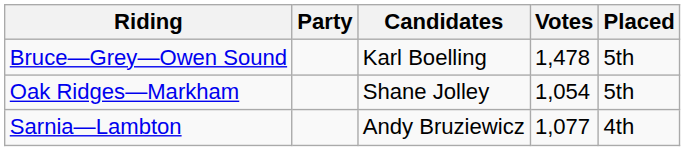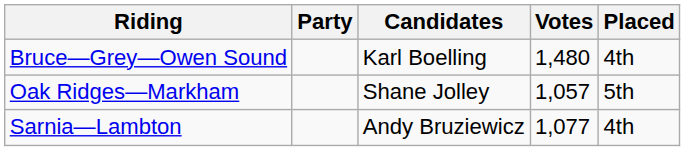(563, 57) 1,478 -> (563, 57) 1,480
(619, 57) 5th -> (619, 57) 4th
(563, 92) 1,054 -> (563, 92) 1,057
